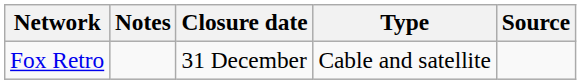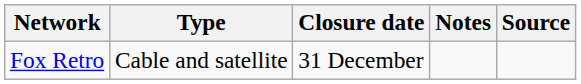columns swapped: (405, 23) <-> (143, 23)
